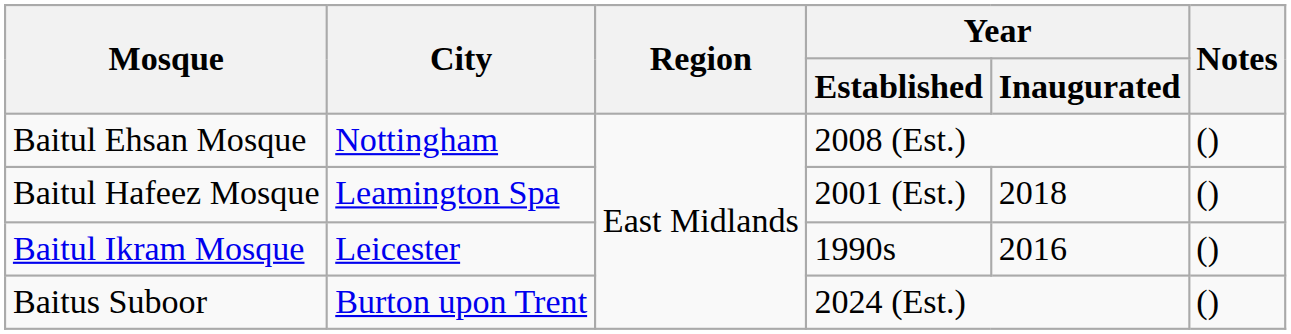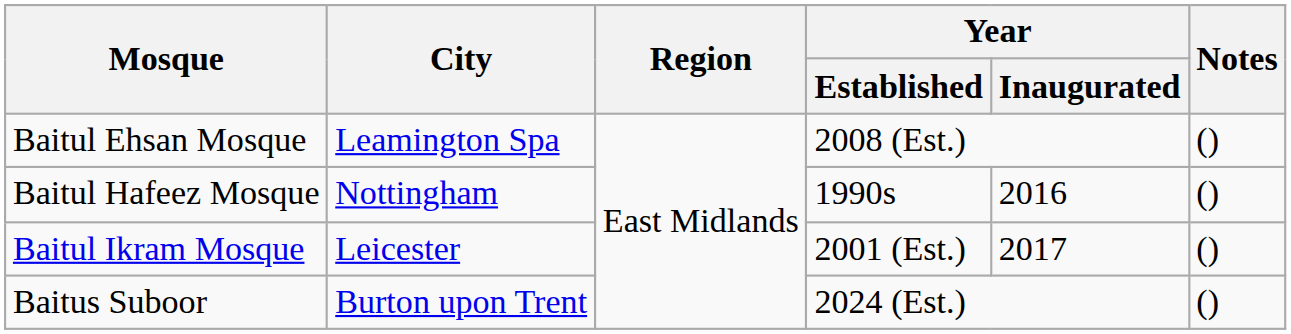(417, 139) Nottingham -> (447, 139) Leamington Spa
(447, 193) Leamington Spa -> (417, 193) Nottingham
(890, 193) 2001 (Est.) -> (855, 193) 1990s
(1033, 193) 2018 -> (1033, 193) 2016
(855, 247) 1990s -> (890, 247) 2001 (Est.)
(1033, 247) 2016 -> (1033, 247) 2017
